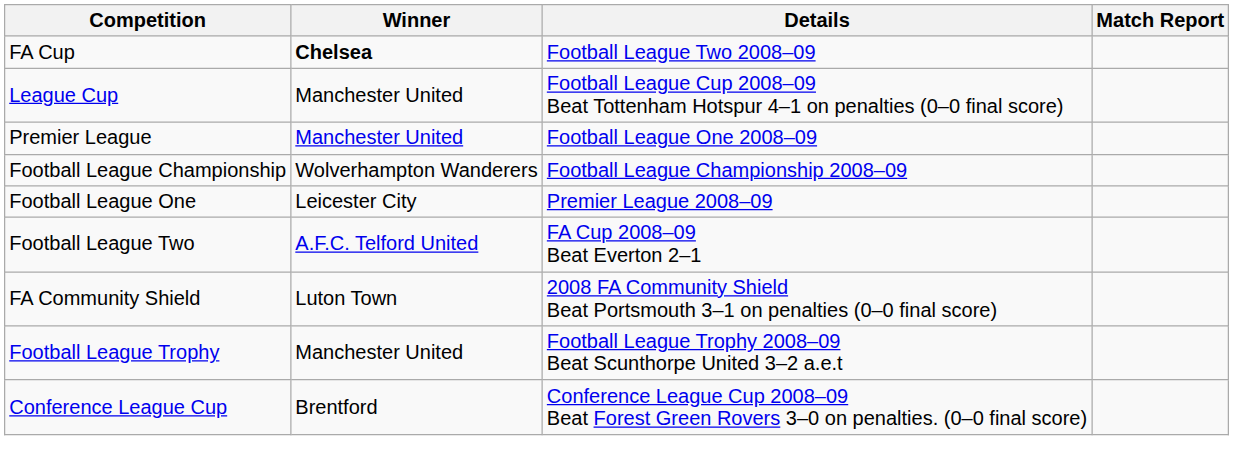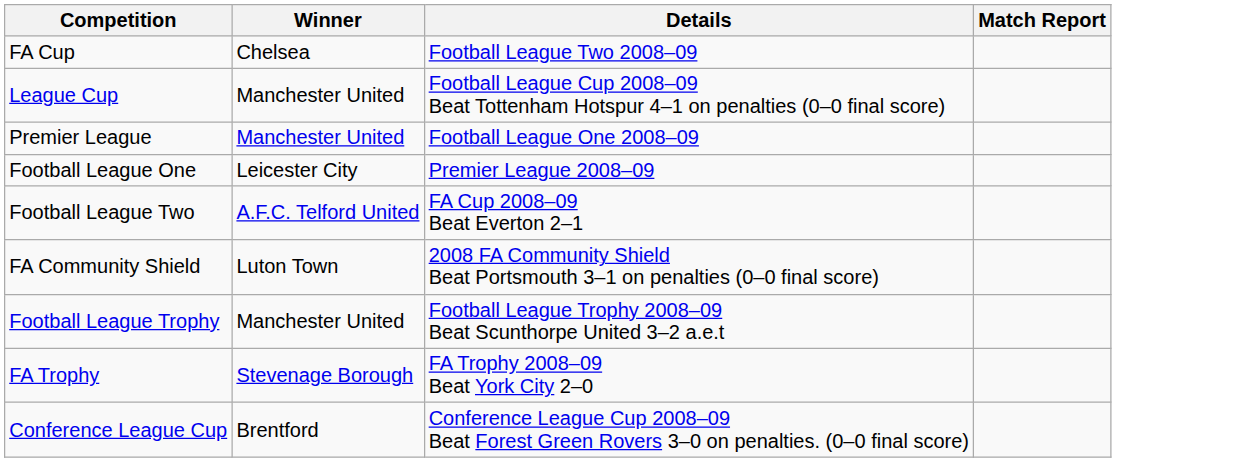(334, 52) bold -> (273, 52) normal
- row: (148, 169)
+ row: (54, 375)
